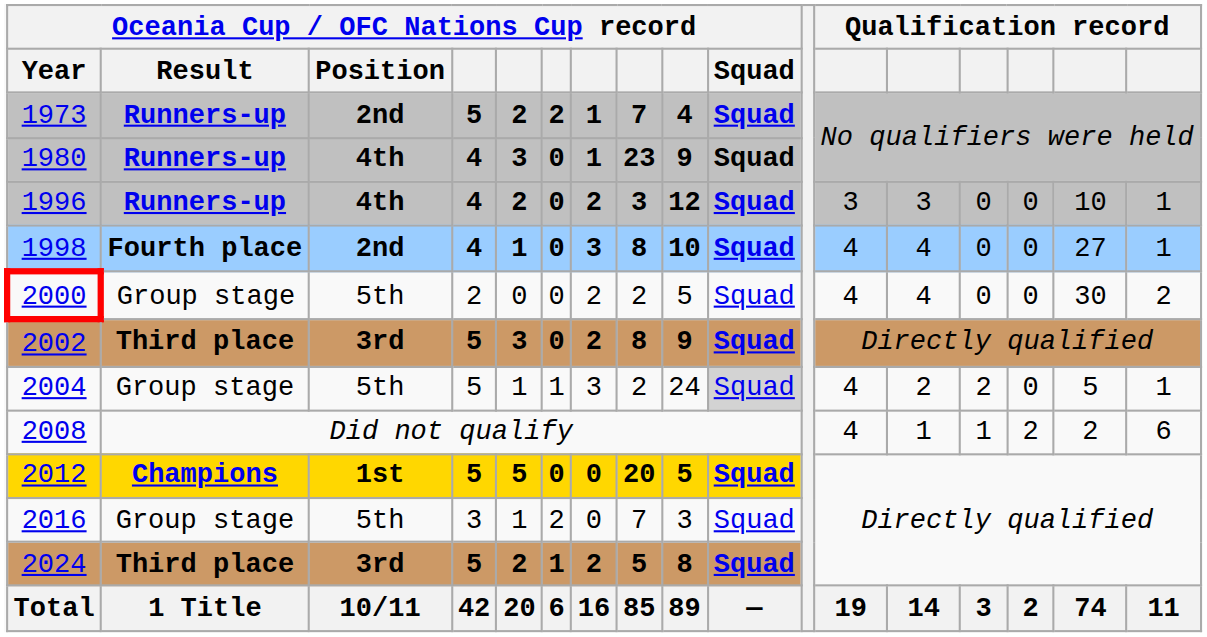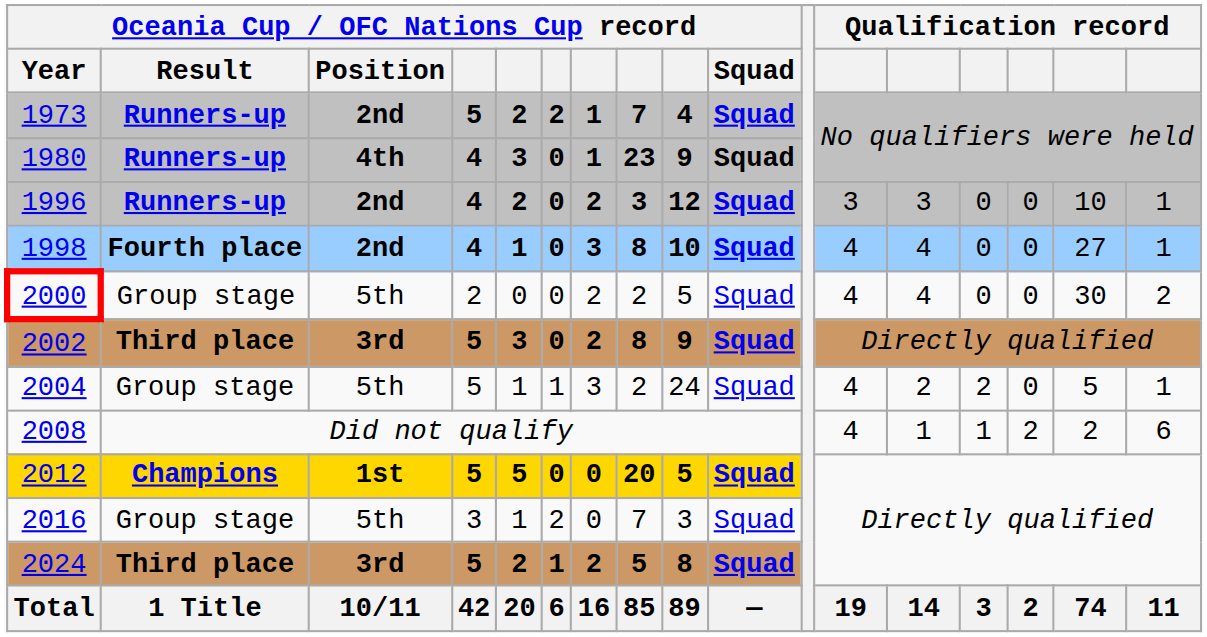(380, 203) 4th -> (380, 203) 2nd
(754, 388) lightgrey background -> (754, 388) no background
